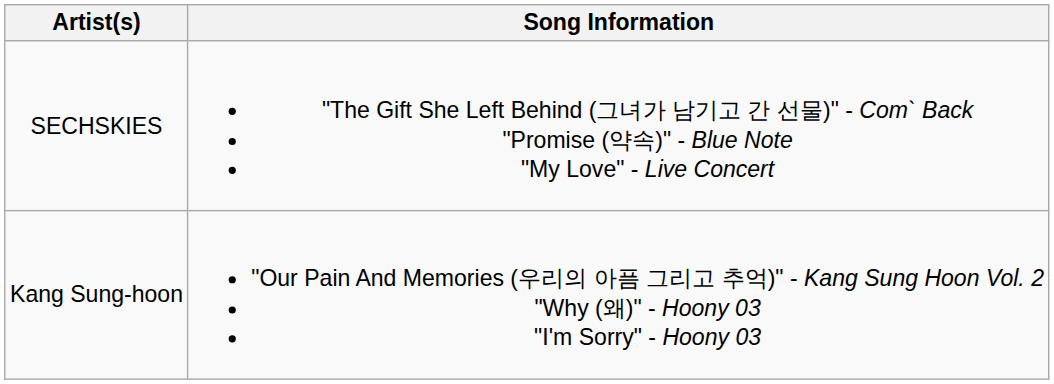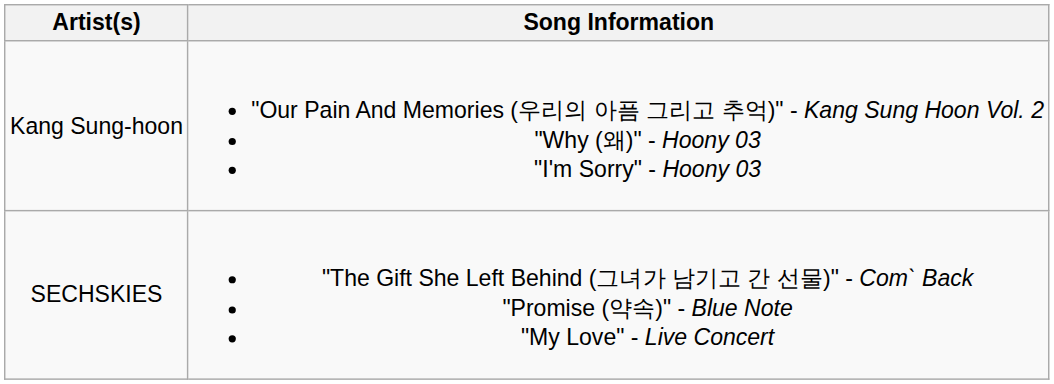rows swapped: (96, 125) <-> (97, 294)
